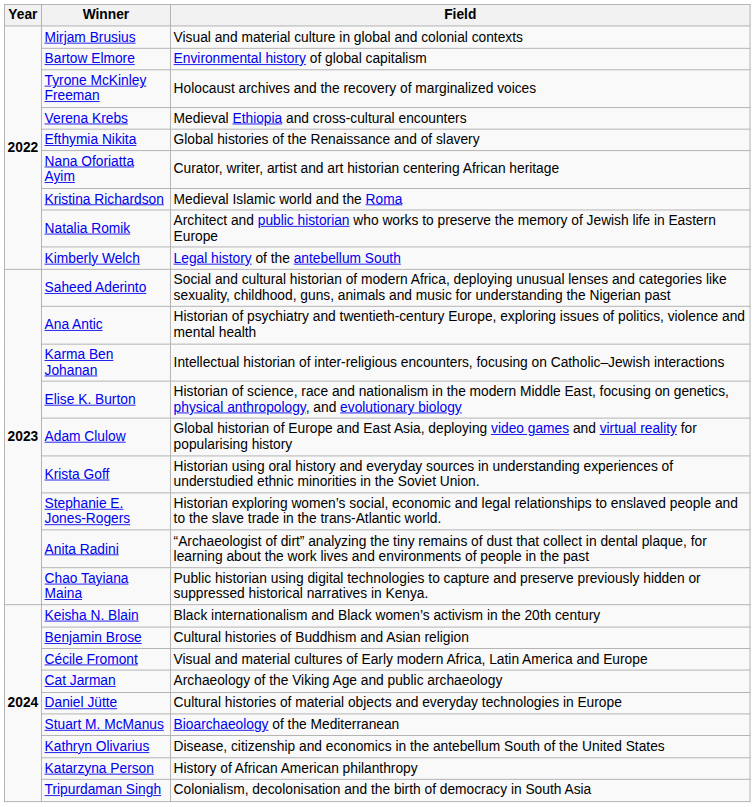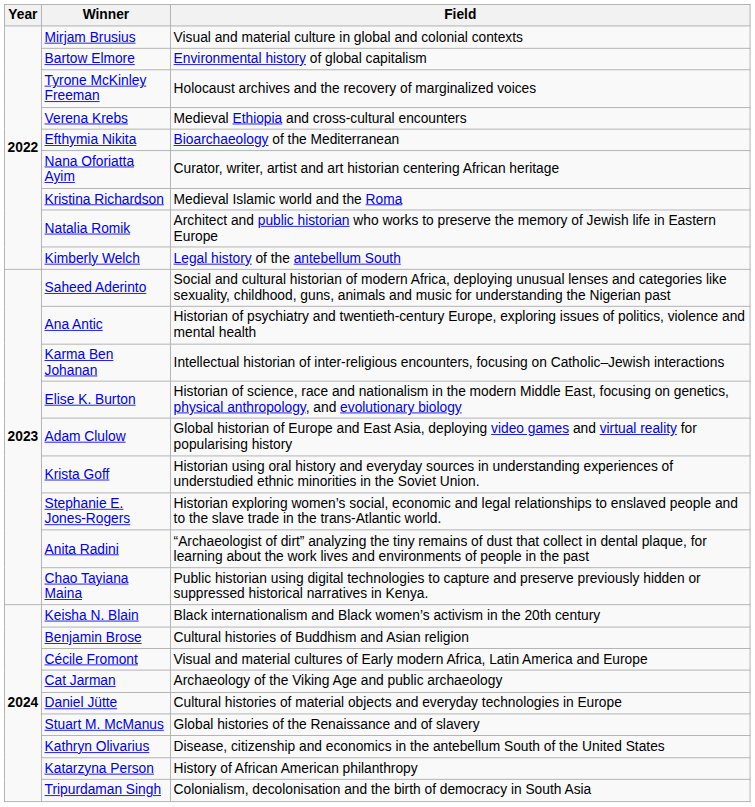(327, 140) Global histories of the Renaissance and of slavery -> (286, 140) Bioarchaeology of the Mediterranean
(286, 724) Bioarchaeology of the Mediterranean -> (327, 724) Global histories of the Renaissance and of slavery
